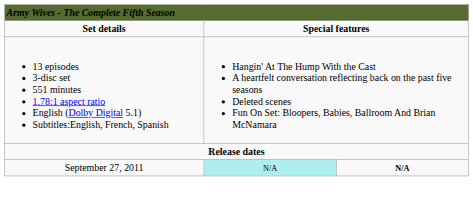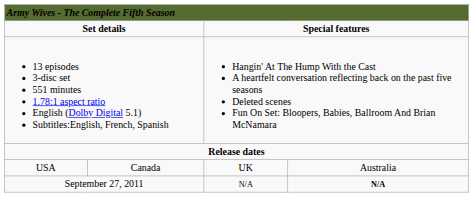+ row: (46, 167)
(270, 168) paleturquoise background -> (246, 185) no background
